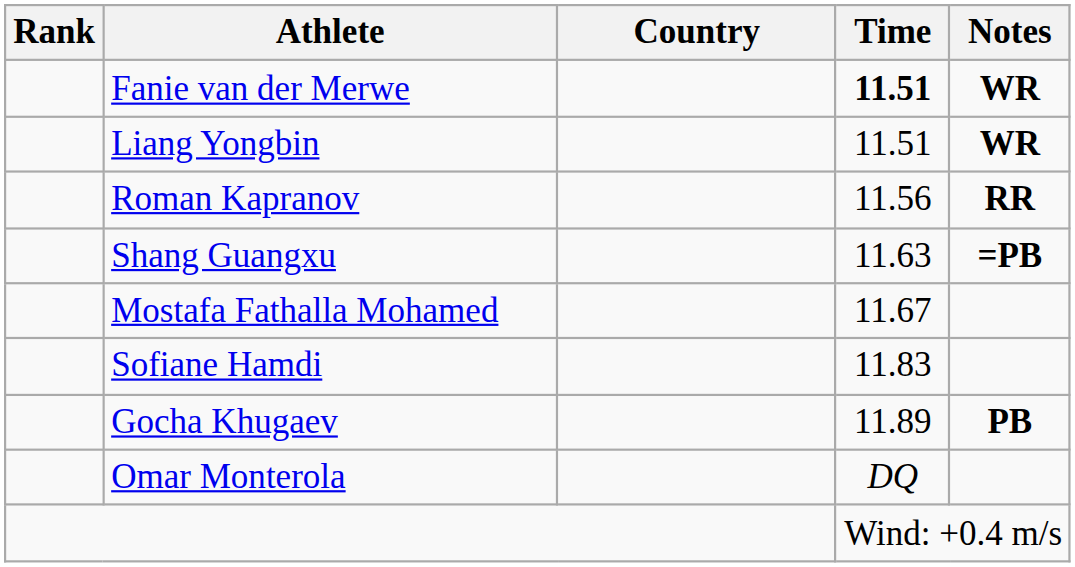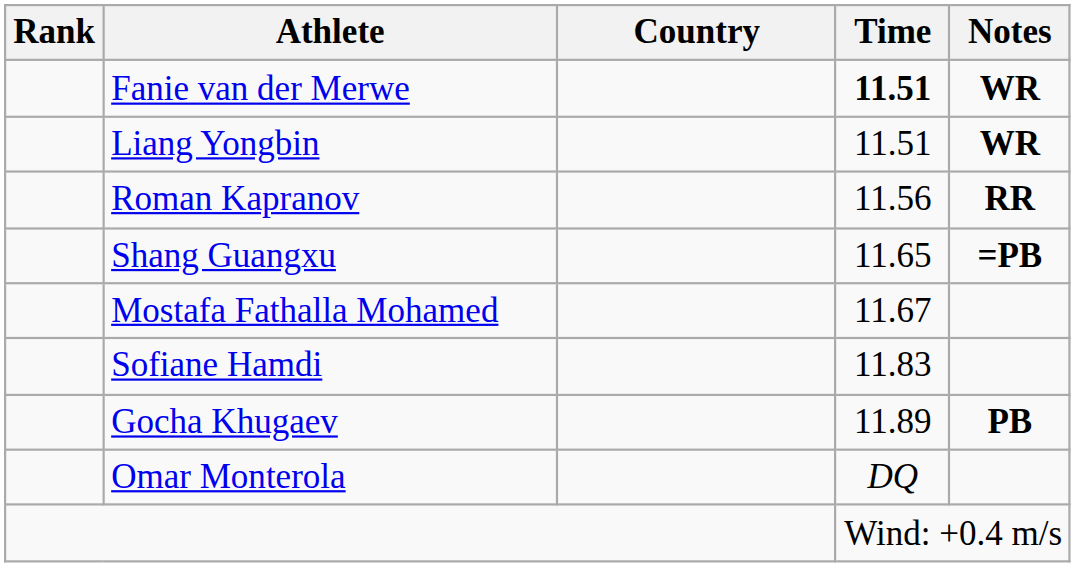(893, 254) 11.63 -> (893, 254) 11.65
